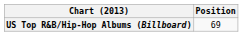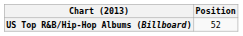(216, 25) 69 -> (216, 25) 52
